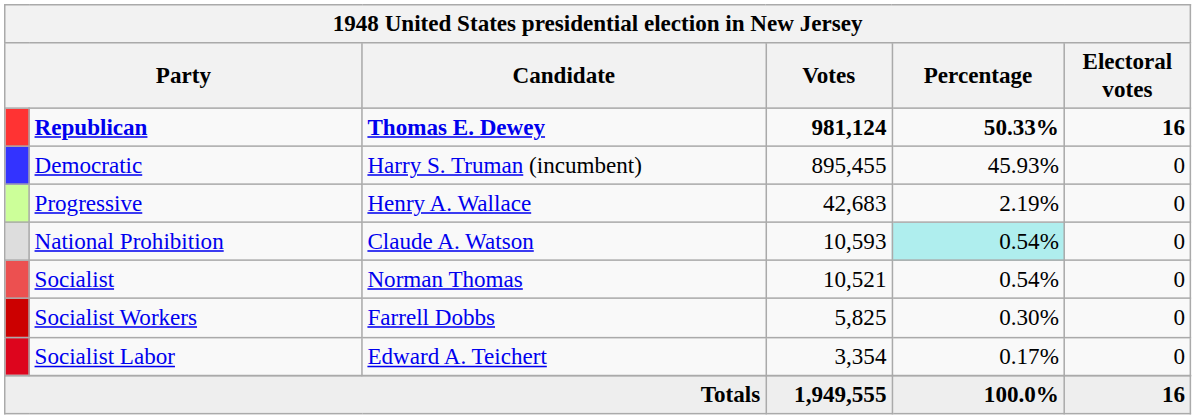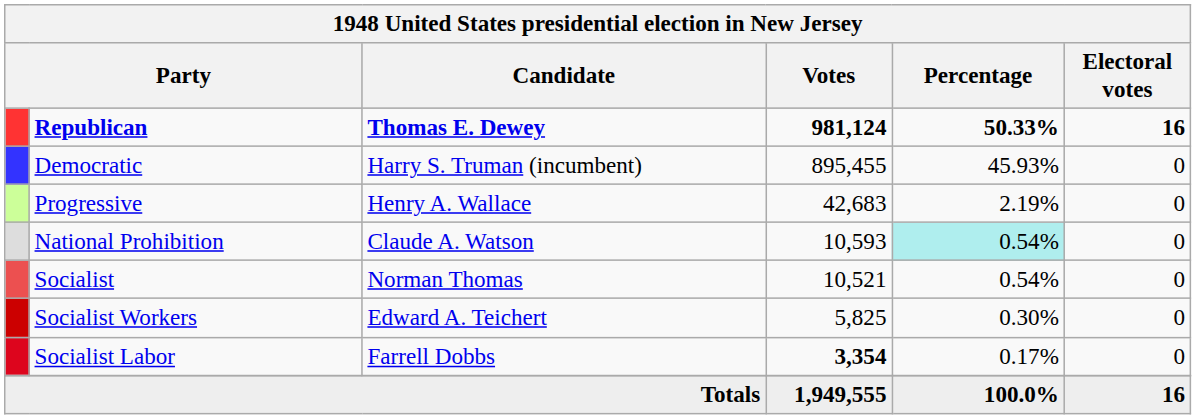(431, 317) Farrell Dobbs -> (457, 317) Edward A. Teichert
(457, 355) Edward A. Teichert -> (431, 355) Farrell Dobbs
(860, 355) normal -> (860, 355) bold
